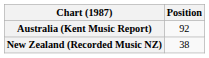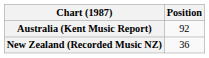(184, 45) 38 -> (184, 45) 36
